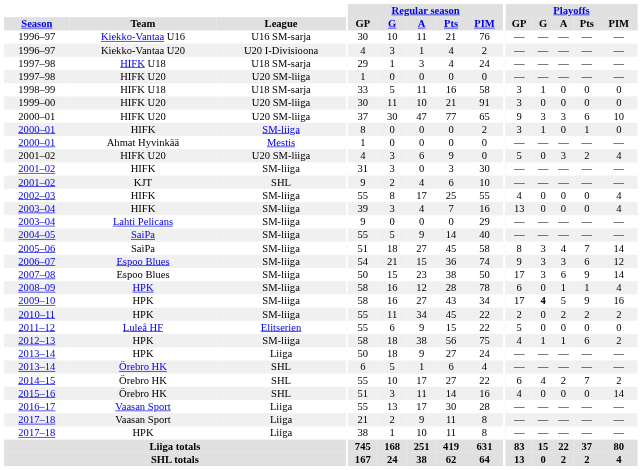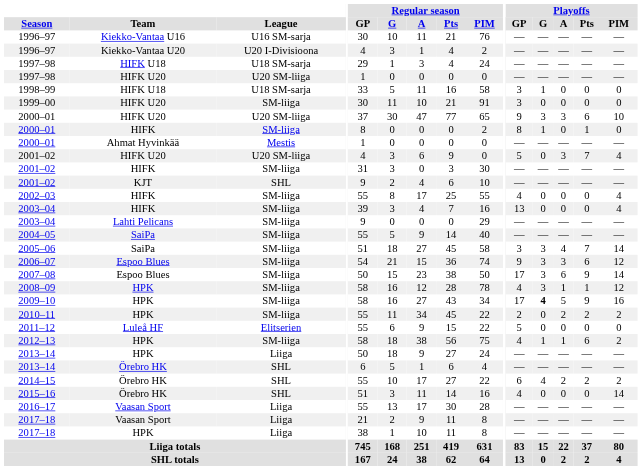(281, 103) U20 SM-liiga -> (281, 103) SM-liiga
(519, 129) 3 -> (519, 129) 8
(587, 155) 2 -> (587, 155) 7
(519, 248) 8 -> (519, 248) 3
(519, 287) 6 -> (519, 287) 4
(543, 287) 0 -> (543, 287) 3
(619, 287) 4 -> (619, 287) 12
(587, 380) 7 -> (587, 380) 2
